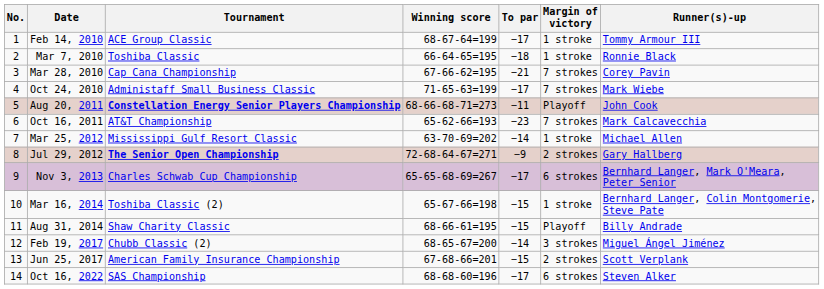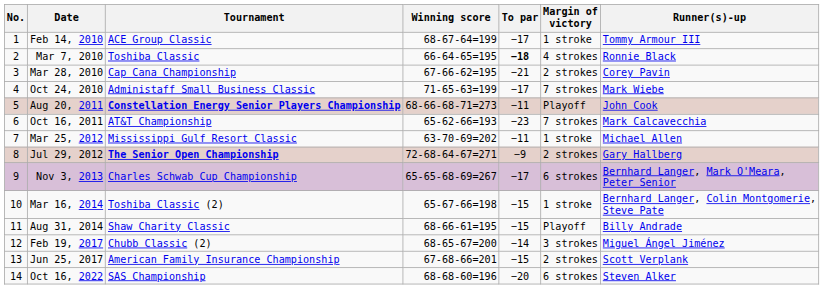(520, 57) normal -> (520, 57) bold
(567, 57) 1 stroke -> (571, 57) 4 strokes
(571, 73) 7 strokes -> (571, 73) 2 strokes
(520, 139) −14 -> (520, 139) −11
(520, 276) −17 -> (520, 276) −20
